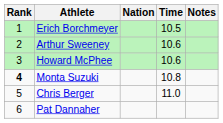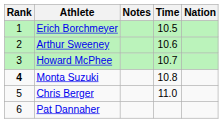columns swapped: (138, 12) <-> (202, 12)
(171, 61) 10.6 -> (168, 61) 10.7
